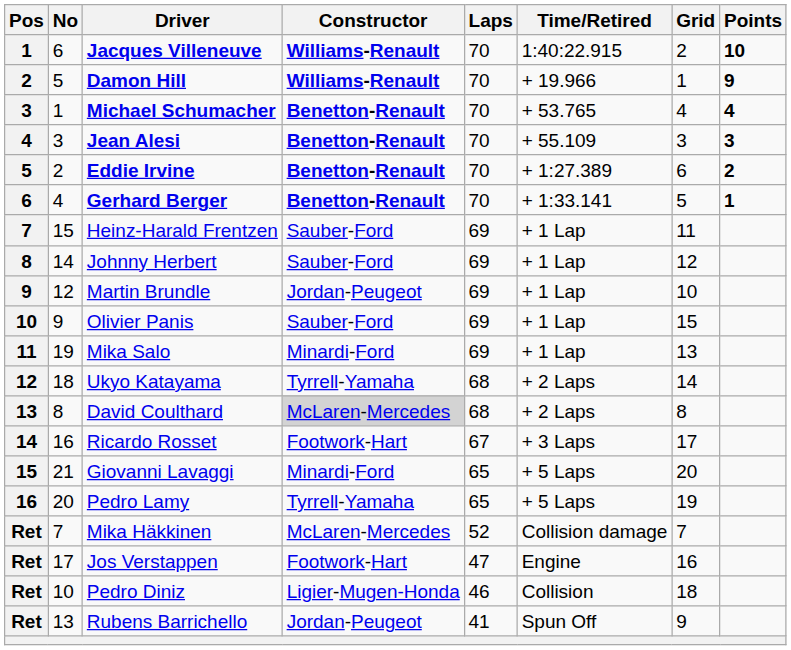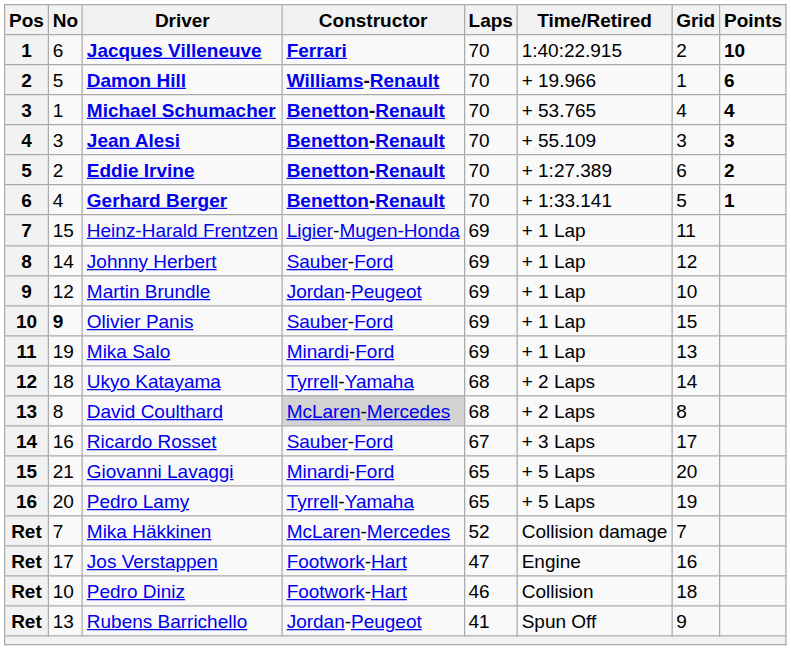(363, 50) Williams-Renault -> (317, 50) Ferrari
(729, 80) 9 -> (729, 80) 6
(340, 230) Sauber-Ford -> (373, 230) Ligier-Mugen-Honda
(58, 321) normal -> (58, 321) bold
(347, 441) Footwork-Hart -> (340, 441) Sauber-Ford
(373, 591) Ligier-Mugen-Honda -> (347, 591) Footwork-Hart
